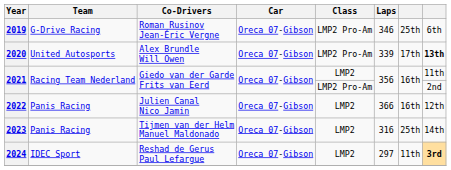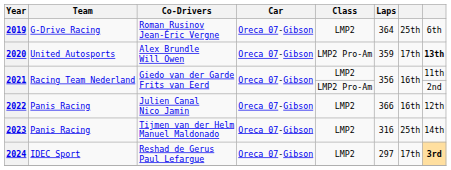(345, 30) LMP2 Pro-Am -> (345, 30) LMP2
(386, 30) 346 -> (386, 30) 364
(386, 54) 339 -> (386, 54) 359
(410, 153) 11th -> (410, 153) 17th
